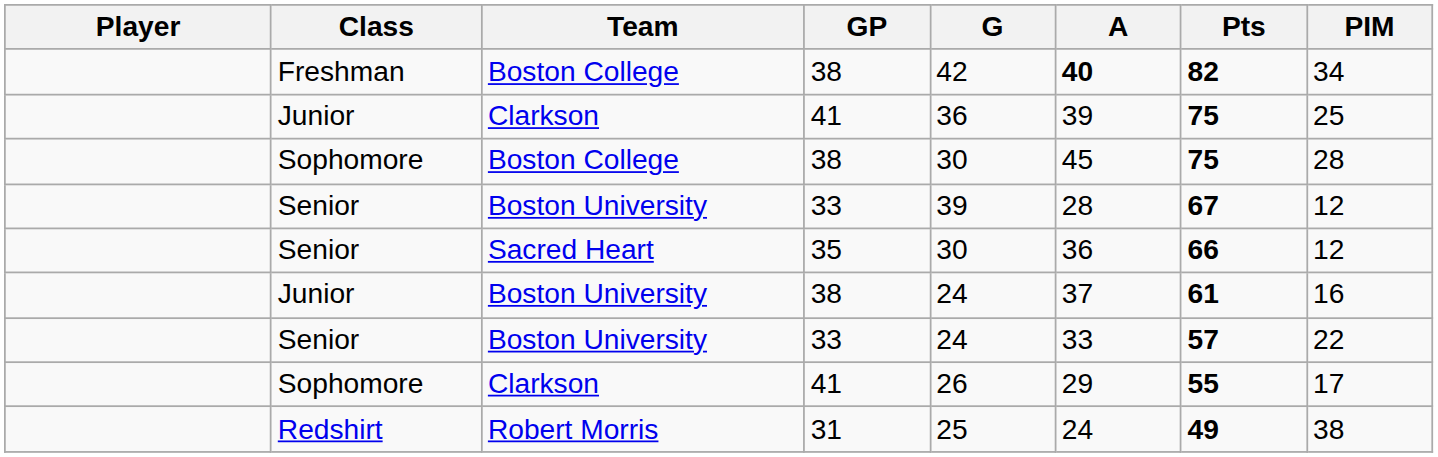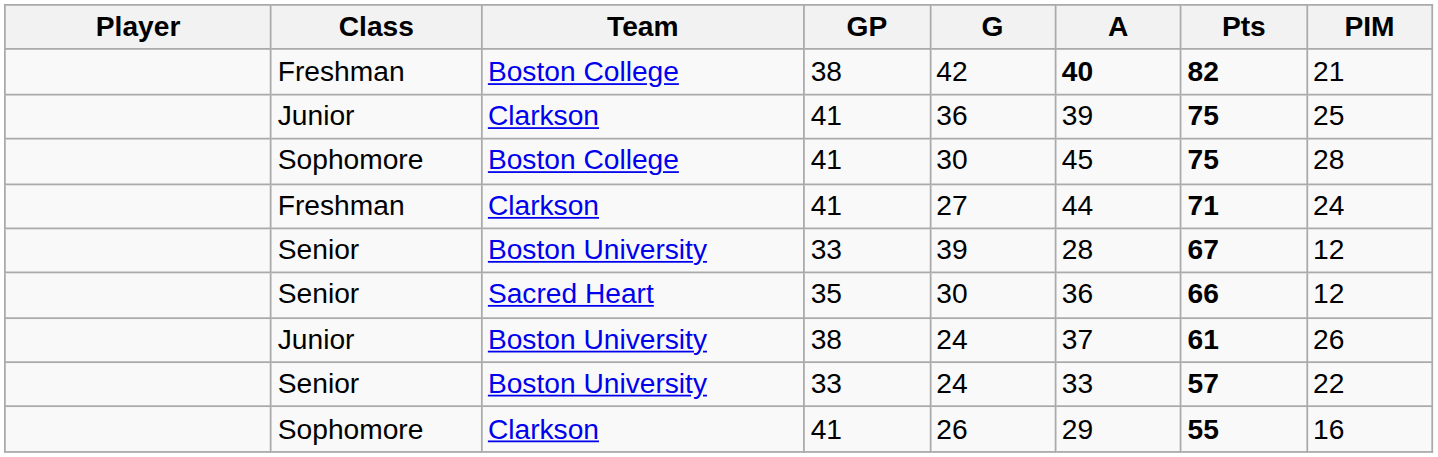(1329, 71) 34 -> (1329, 71) 21
(826, 160) 38 -> (826, 160) 41
+ row: (341, 205)
(1329, 294) 16 -> (1329, 339) 26
(1329, 384) 17 -> (1329, 428) 16
- row: (330, 428)
